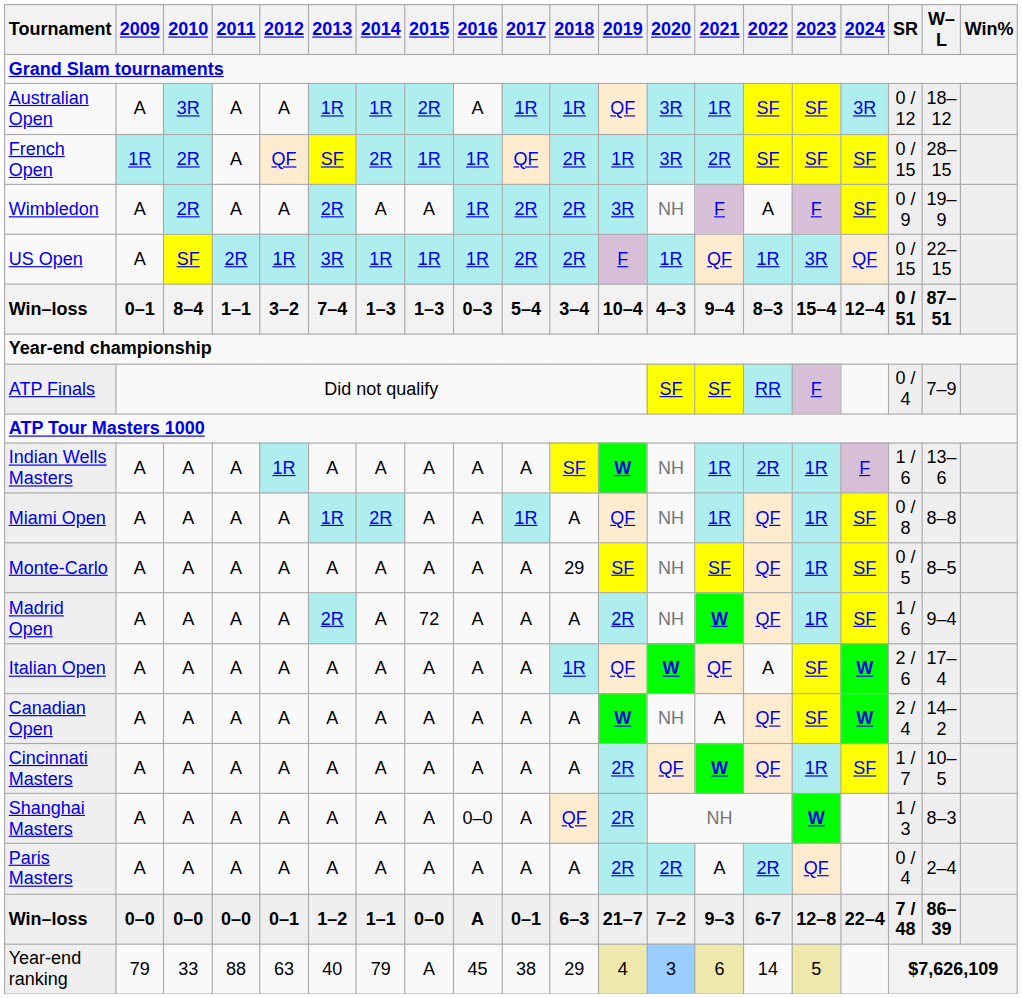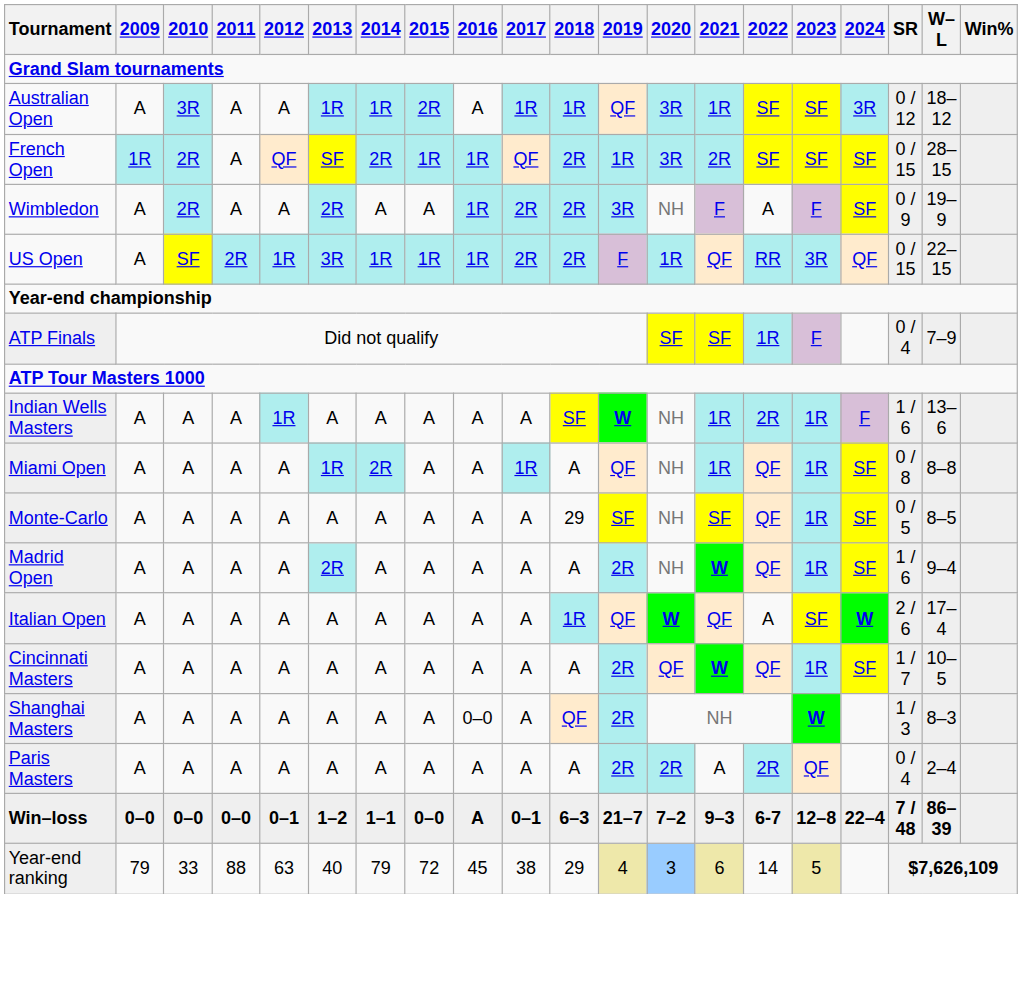(768, 258) 1R -> (768, 258) RR
- row: (48, 308)
(768, 388) RR -> (768, 337) 1R
(429, 617) 72 -> (429, 567) A
- row: (47, 717)
(429, 968) A -> (429, 868) 72
